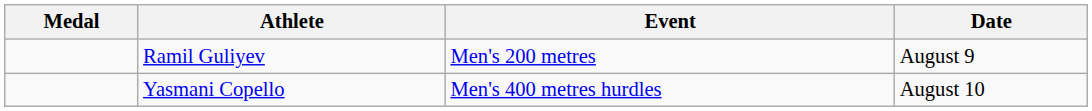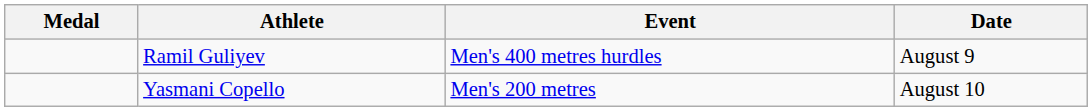(523, 55) Men's 200 metres -> (556, 55) Men's 400 metres hurdles
(556, 89) Men's 400 metres hurdles -> (523, 89) Men's 200 metres
